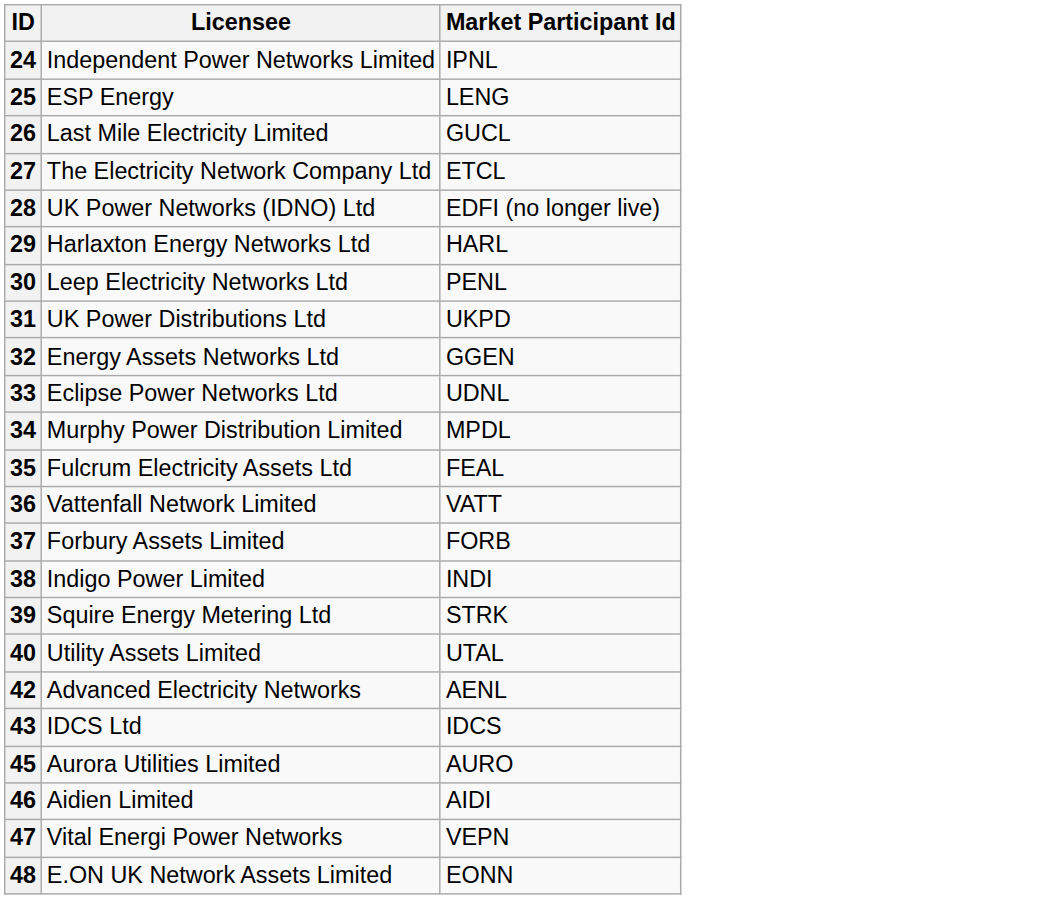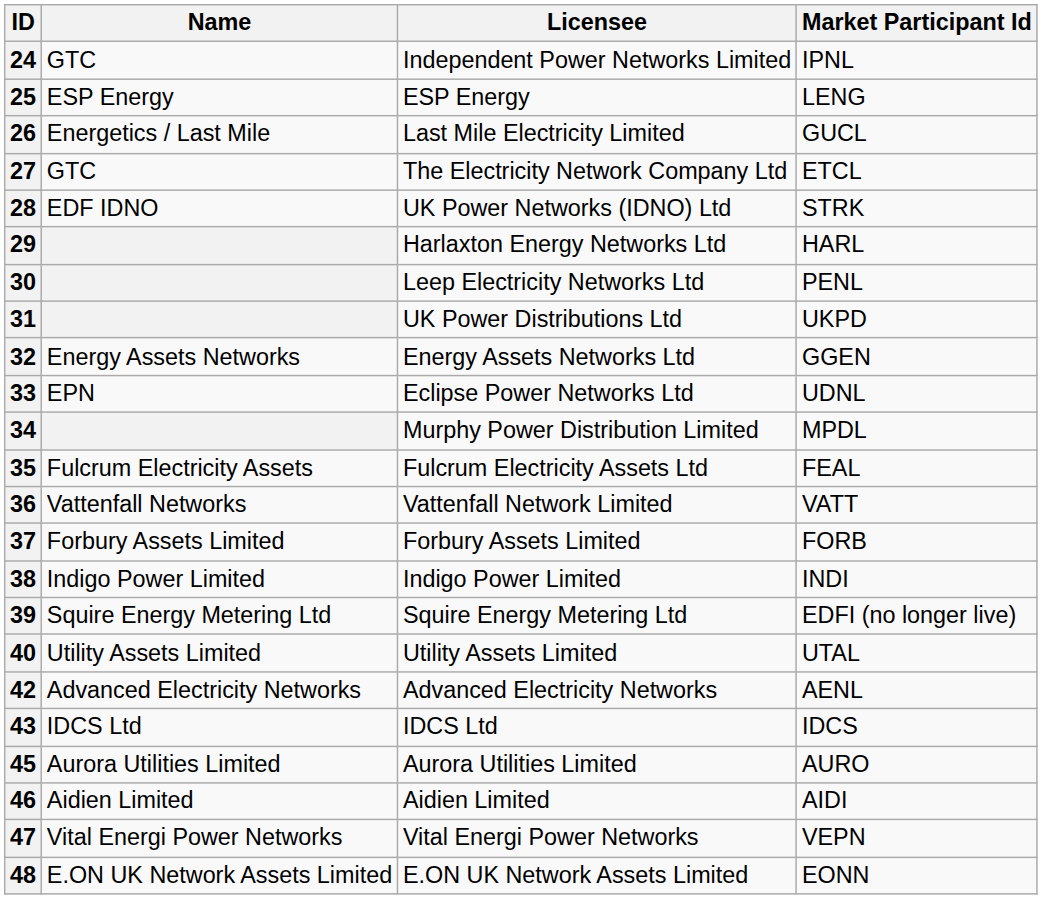+ column: (220, 23)
(553, 208) EDFI (no longer live) -> (833, 208) STRK
(477, 615) STRK -> (909, 615) EDFI (no longer live)
